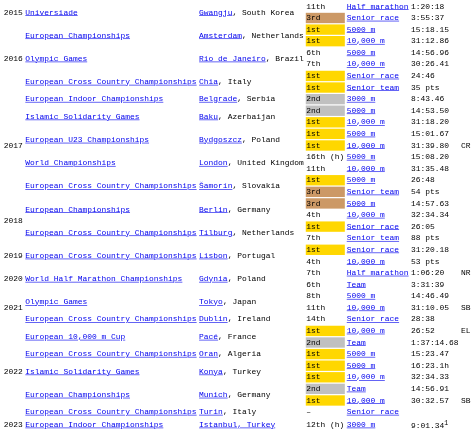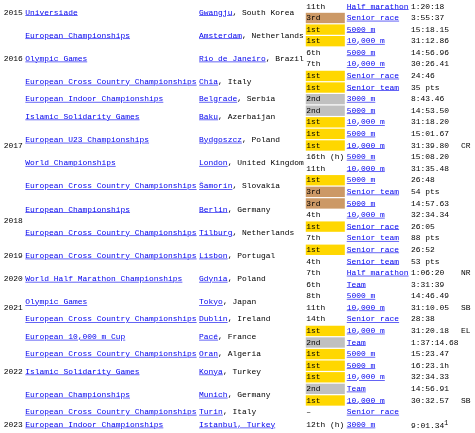(430, 250) 31:20.18 -> (423, 250) 26:52
(366, 261) 10,000 m -> (373, 261) Senior team
(423, 331) 26:52 -> (430, 331) 31:20.18
